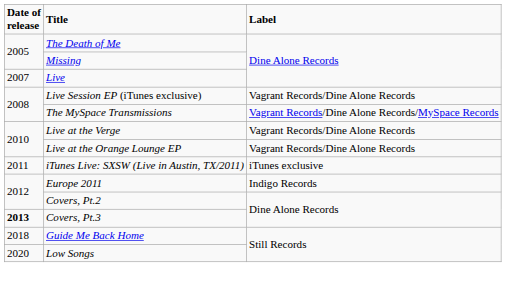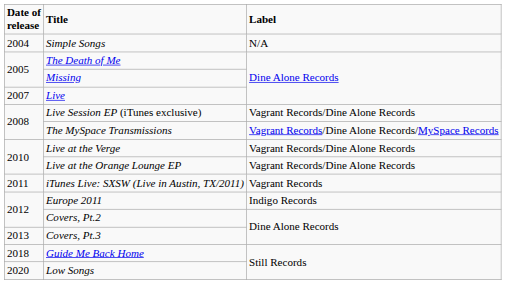+ row: (76, 43)
(286, 165) iTunes exclusive -> (286, 183) Vagrant Records
(18, 218) bold -> (18, 235) normal
